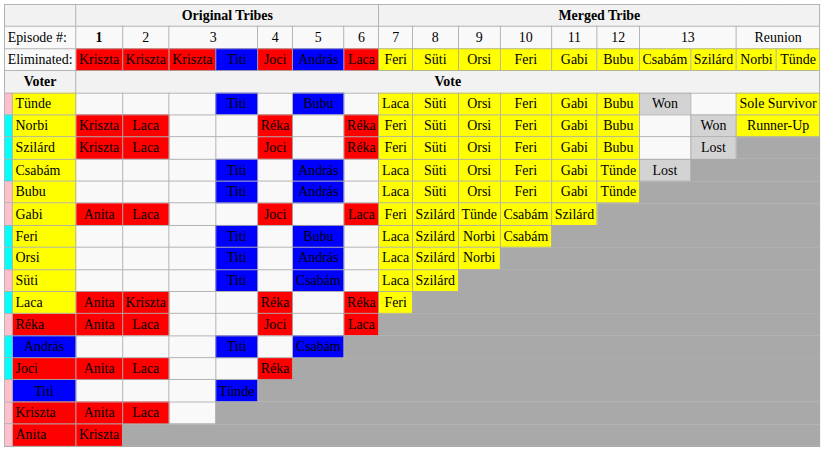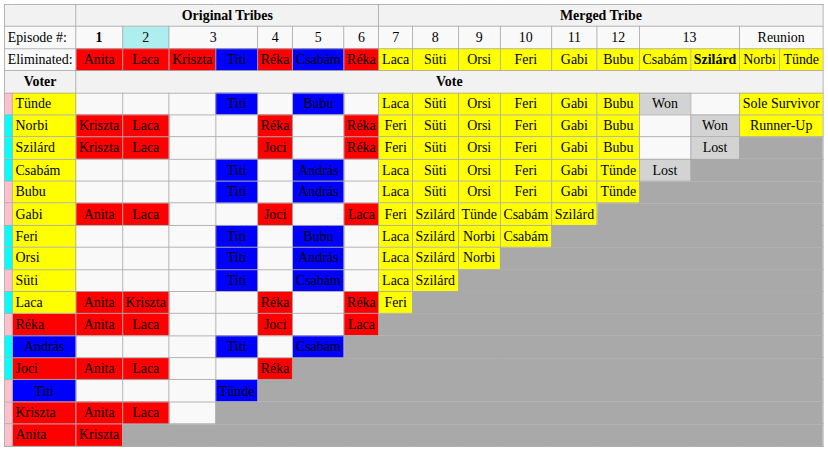(146, 37) no background -> (146, 37) paleturquoise background
(99, 59) Kriszta -> (99, 59) Anita
(146, 59) Kriszta -> (146, 59) Laca
(275, 59) Joci -> (275, 59) Réka
(318, 59) András -> (318, 59) Csabám
(361, 59) Laca -> (361, 59) Réka
(396, 59) Feri -> (396, 59) Laca
(713, 59) normal -> (715, 59) bold
